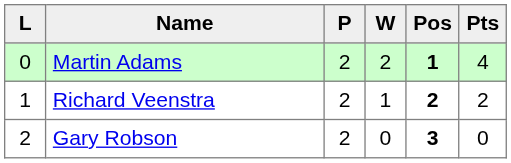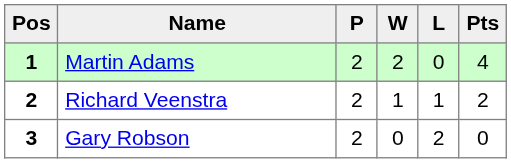columns swapped: (433, 23) <-> (25, 23)
